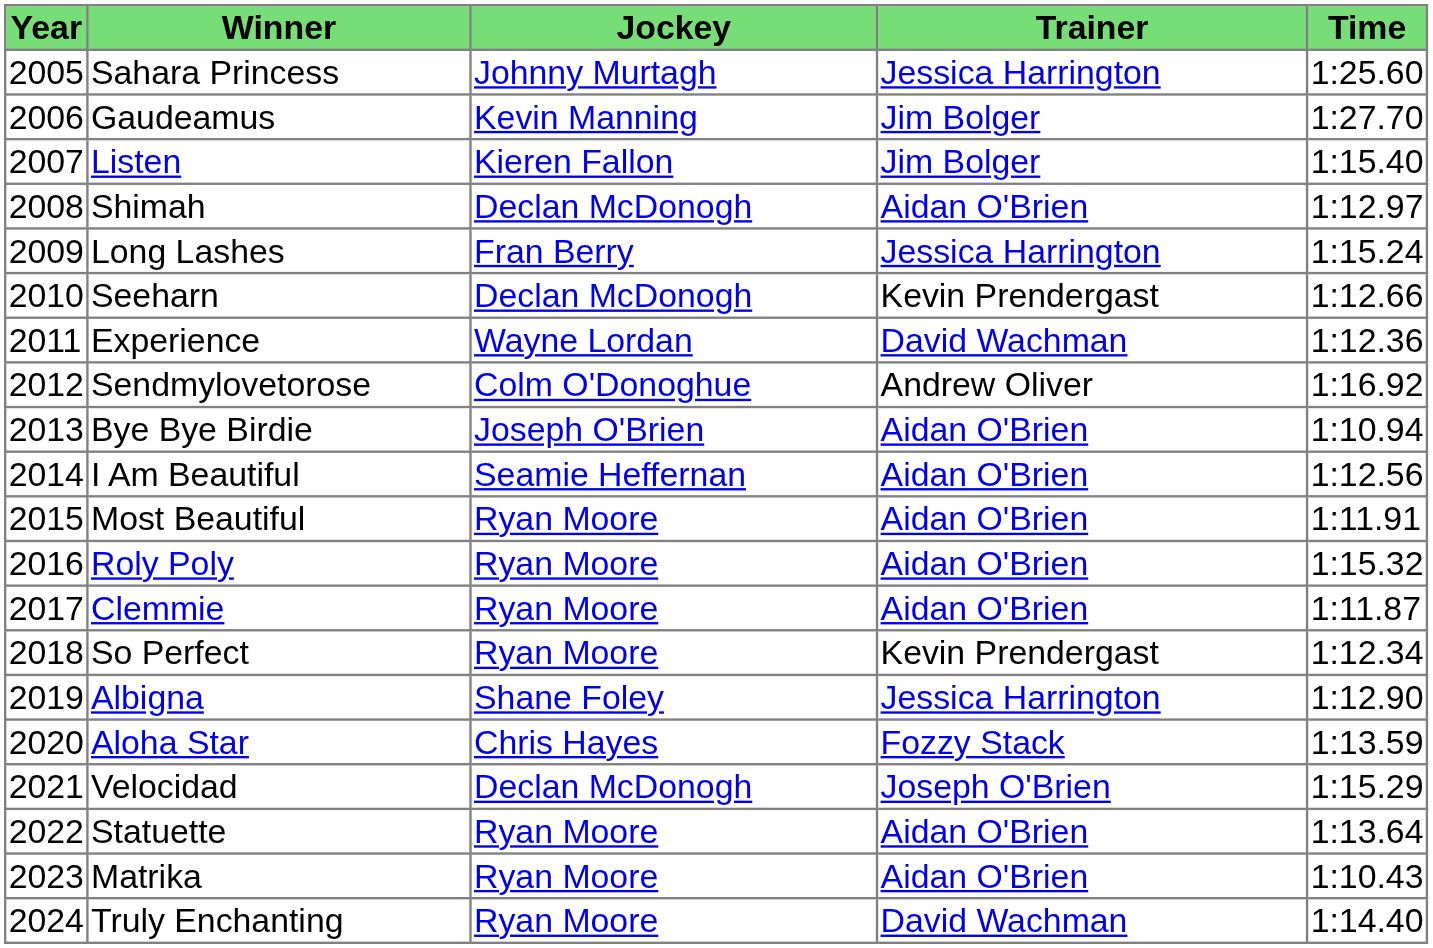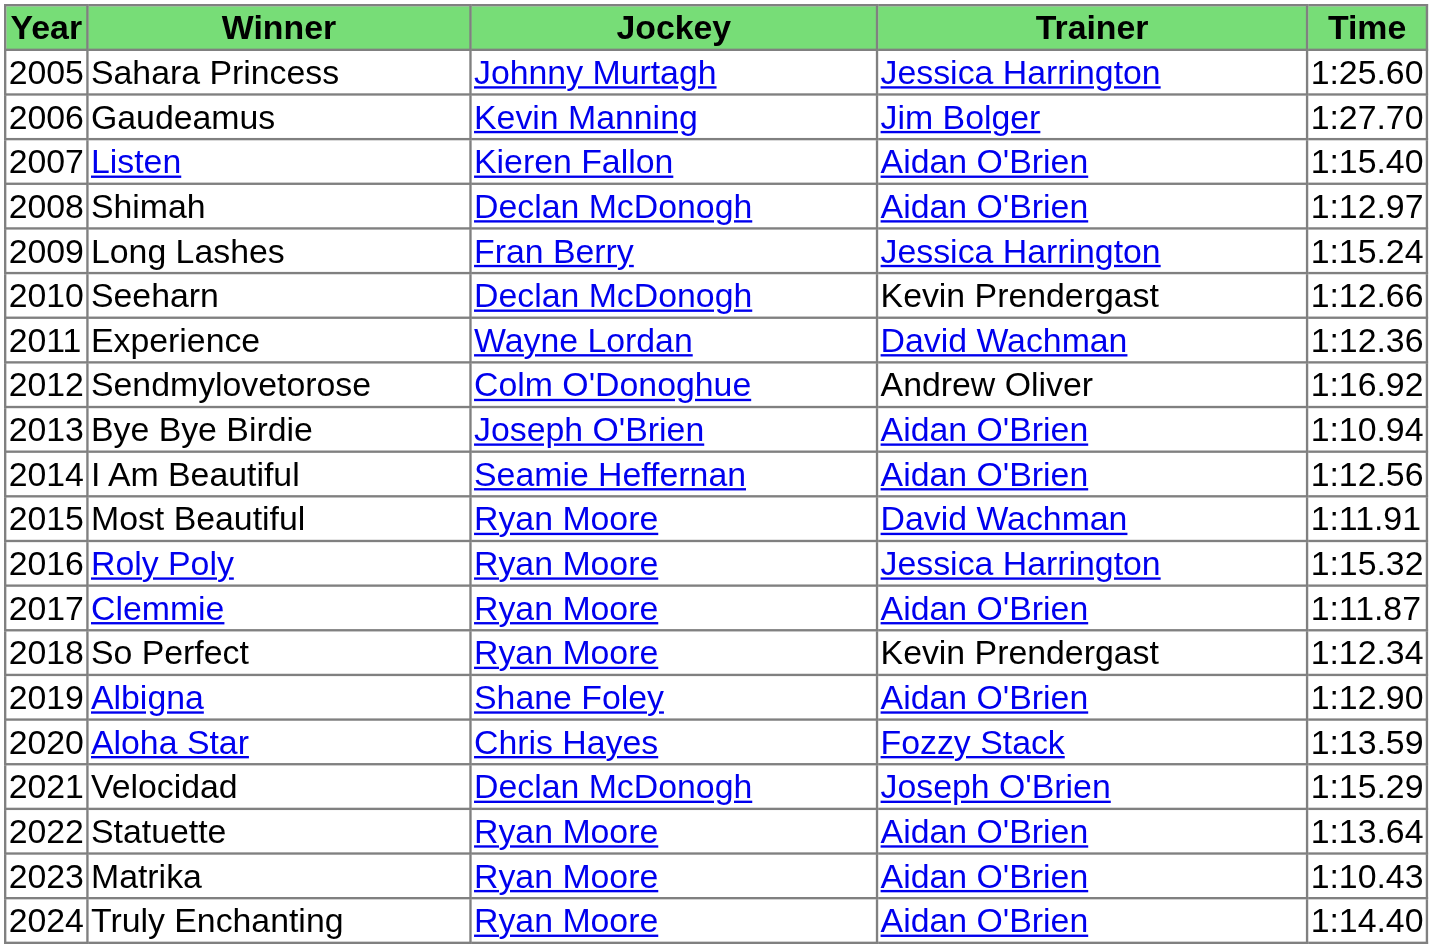(960, 161) Jim Bolger -> (984, 161) Aidan O'Brien
(984, 519) Aidan O'Brien -> (1004, 519) David Wachman
(984, 563) Aidan O'Brien -> (1021, 563) Jessica Harrington
(1021, 697) Jessica Harrington -> (984, 697) Aidan O'Brien
(1004, 920) David Wachman -> (984, 920) Aidan O'Brien
